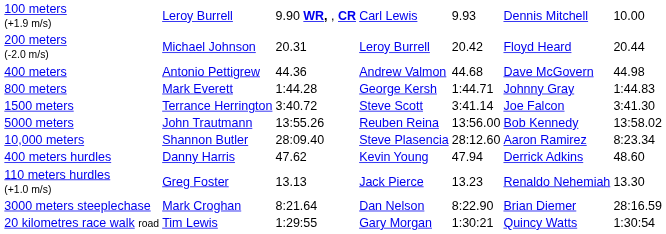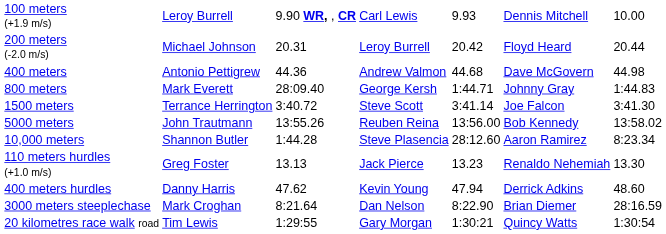(296, 89) 1:44.28 -> (300, 89) 28:09.40
(300, 140) 28:09.40 -> (296, 140) 1:44.28
rows swapped: (57, 181) <-> (58, 157)
